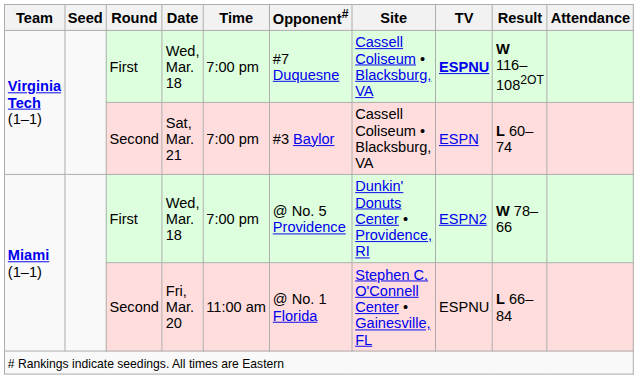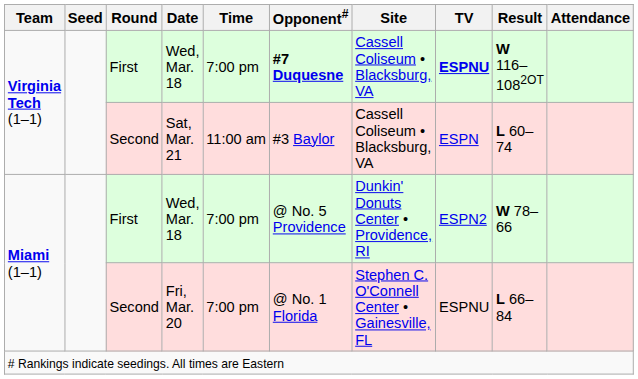(306, 67) normal -> (308, 67) bold
(233, 139) 7:00 pm -> (236, 139) 11:00 am
(236, 307) 11:00 am -> (233, 307) 7:00 pm
